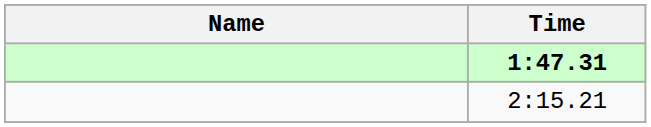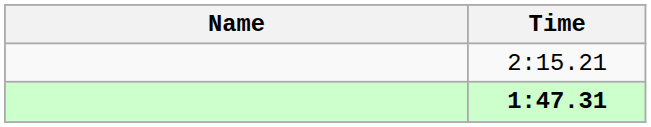rows swapped: (557, 63) <-> (557, 102)
